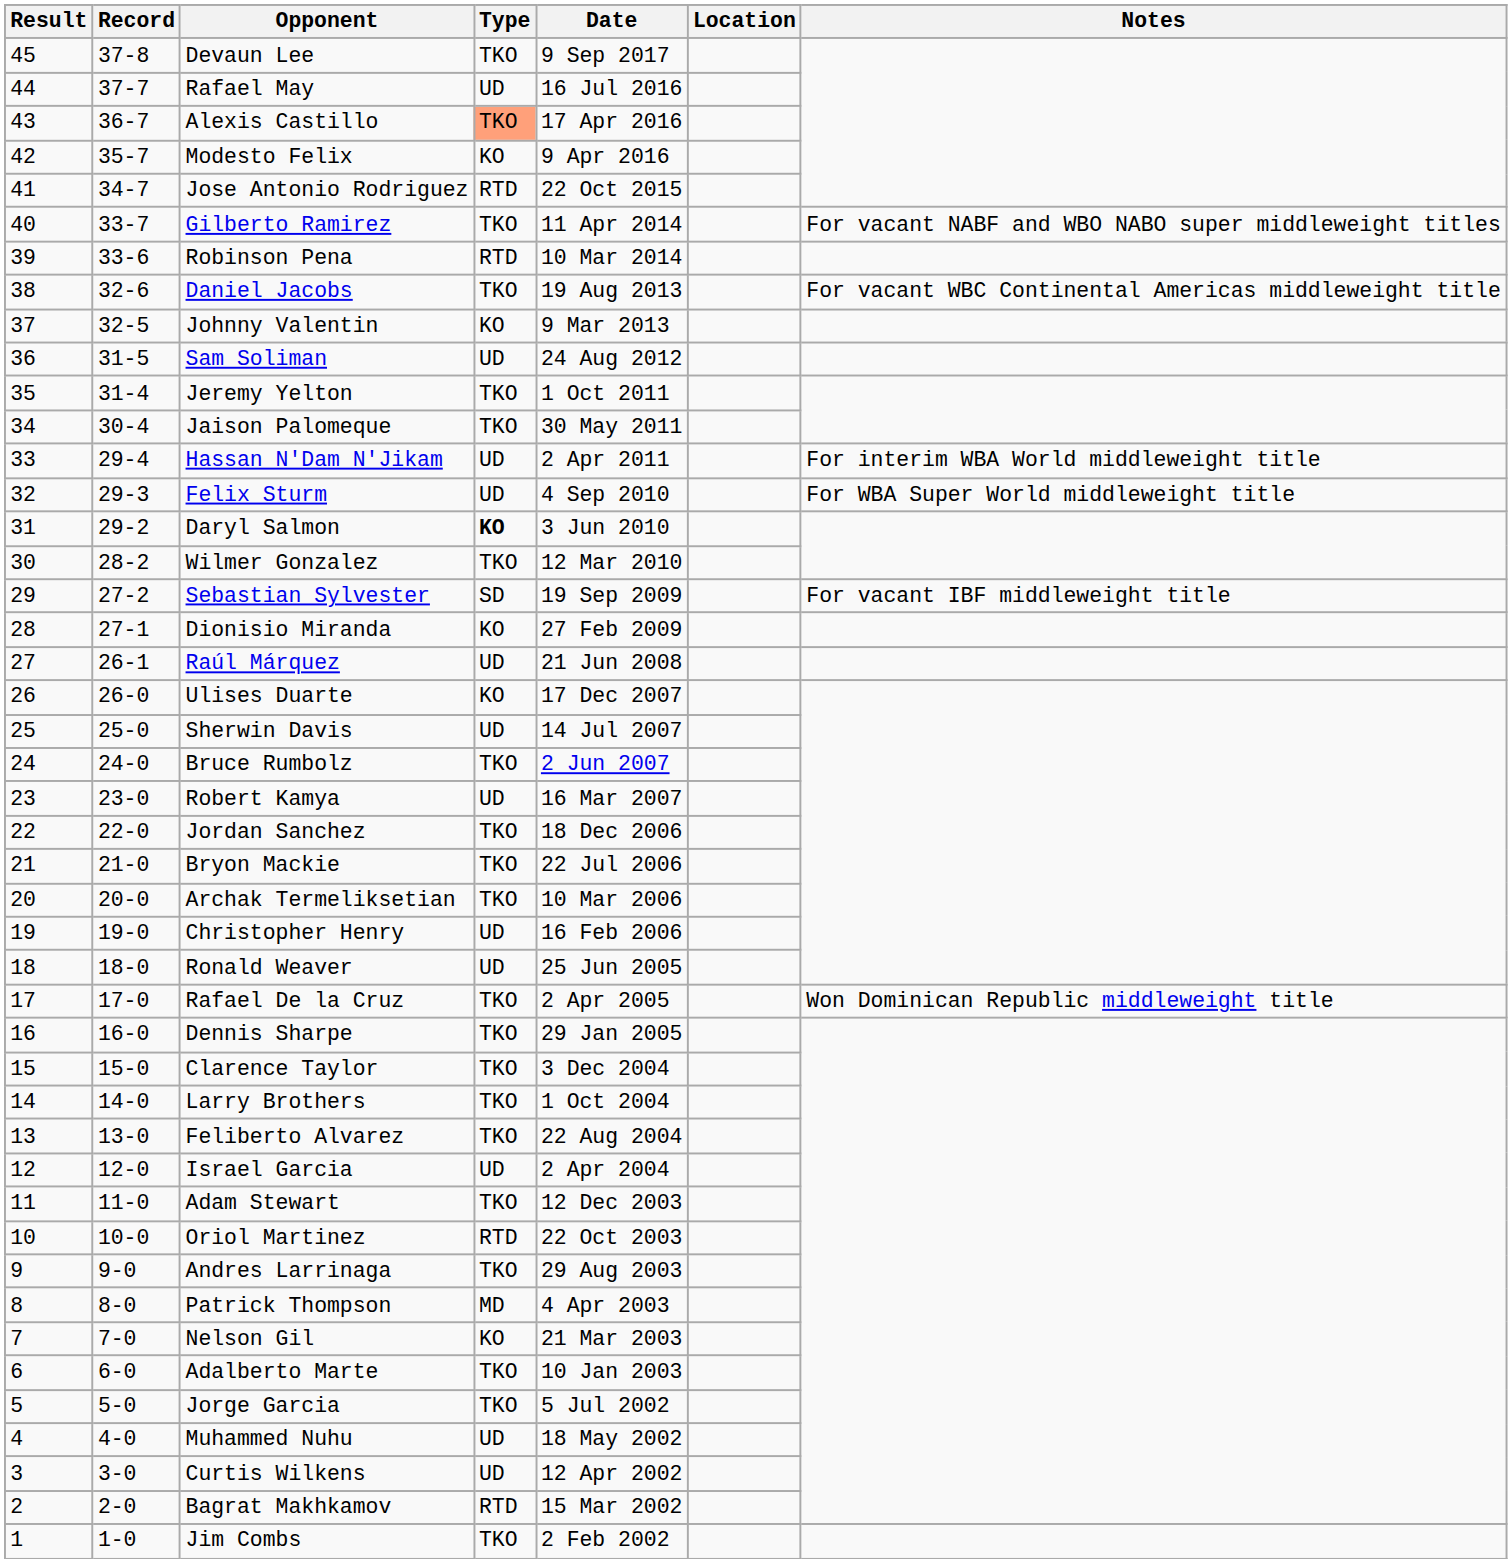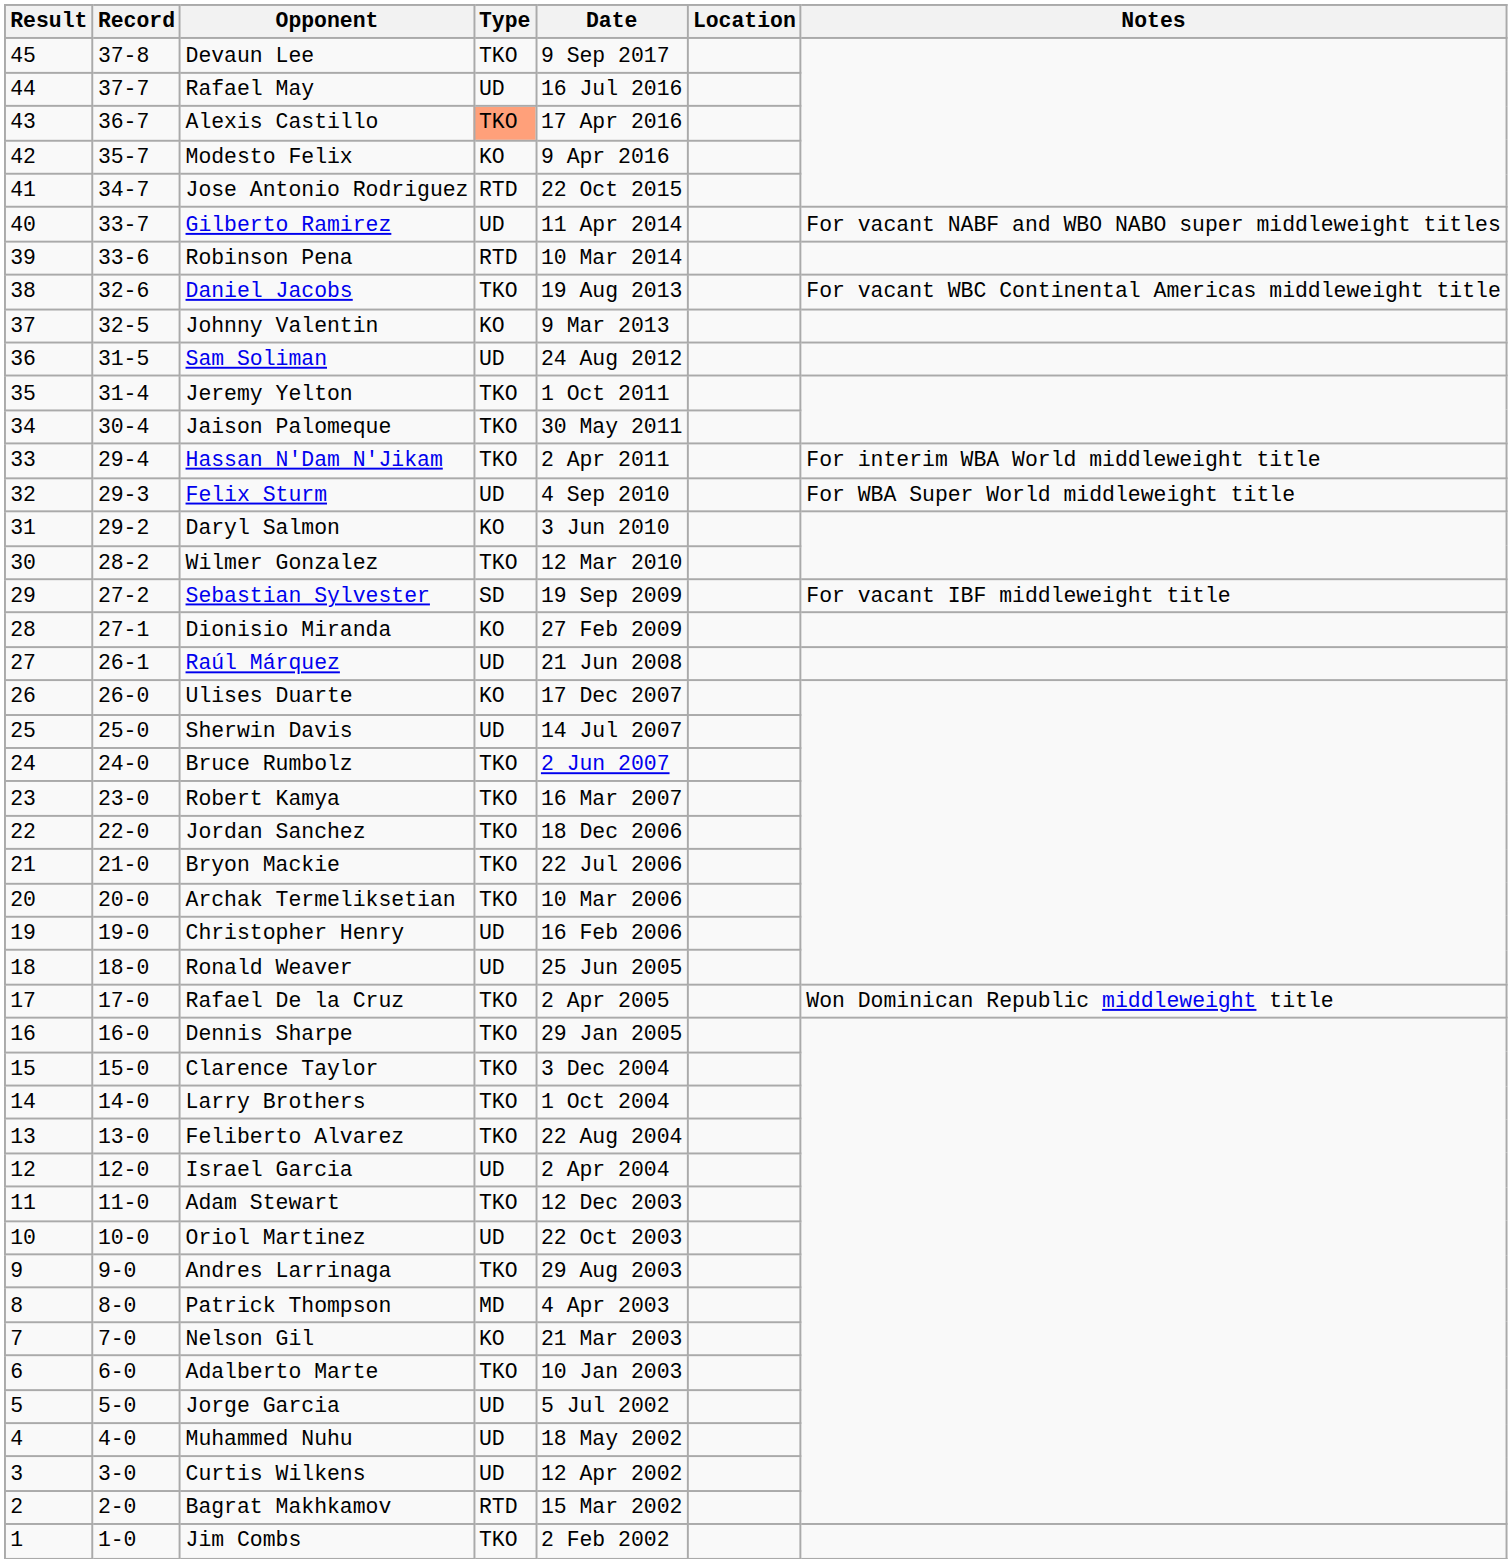(498, 225) TKO -> (492, 225) UD
(492, 461) UD -> (498, 461) TKO
(492, 528) bold -> (492, 528) normal
(492, 799) UD -> (498, 799) TKO
(498, 1238) RTD -> (492, 1238) UD
(498, 1406) TKO -> (492, 1406) UD
